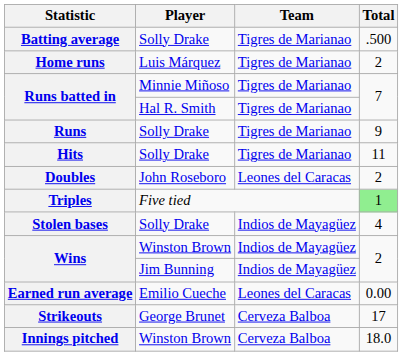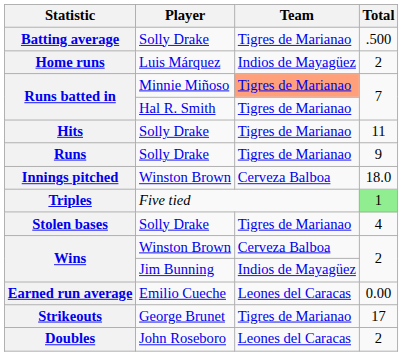(295, 62) Tigres de Marianao -> (297, 62) Indios de Mayagüez
(295, 85) no background -> (295, 85) lightsalmon background
rows swapped: (70, 131) <-> (70, 154)
rows swapped: (70, 177) <-> (70, 339)
(297, 223) Indios de Mayagüez -> (295, 223) Tigres de Marianao
(297, 246) Indios de Mayagüez -> (284, 246) Cerveza Balboa
(284, 316) Cerveza Balboa -> (295, 316) Tigres de Marianao
